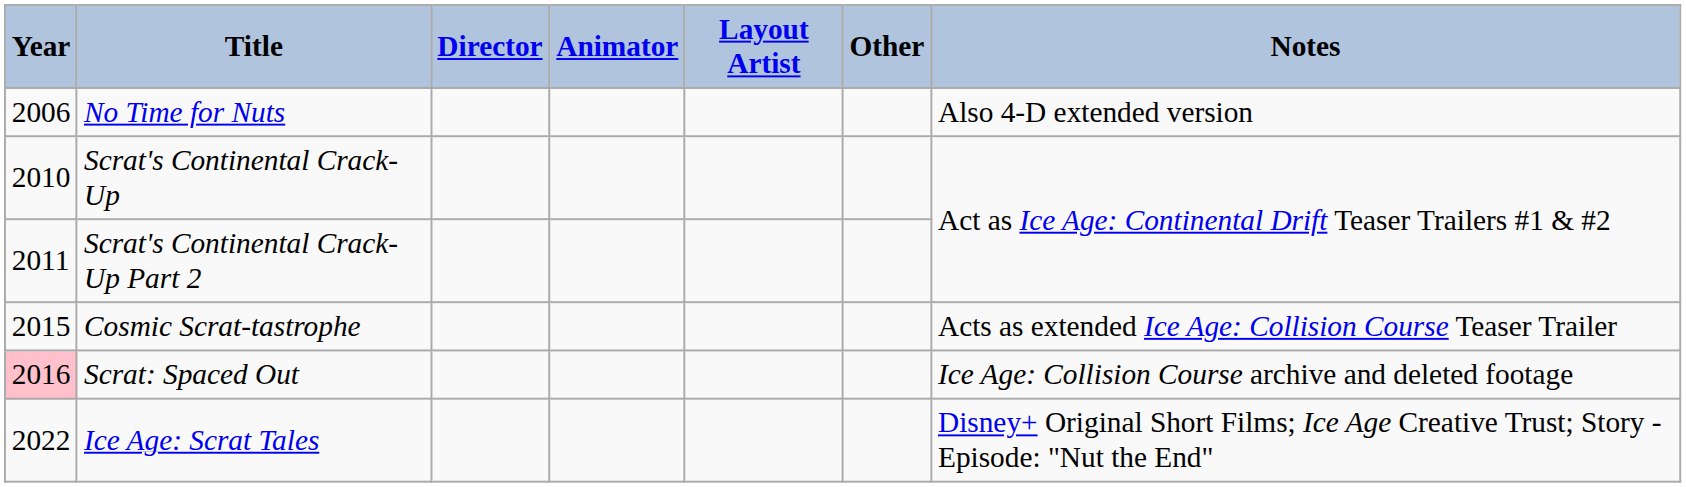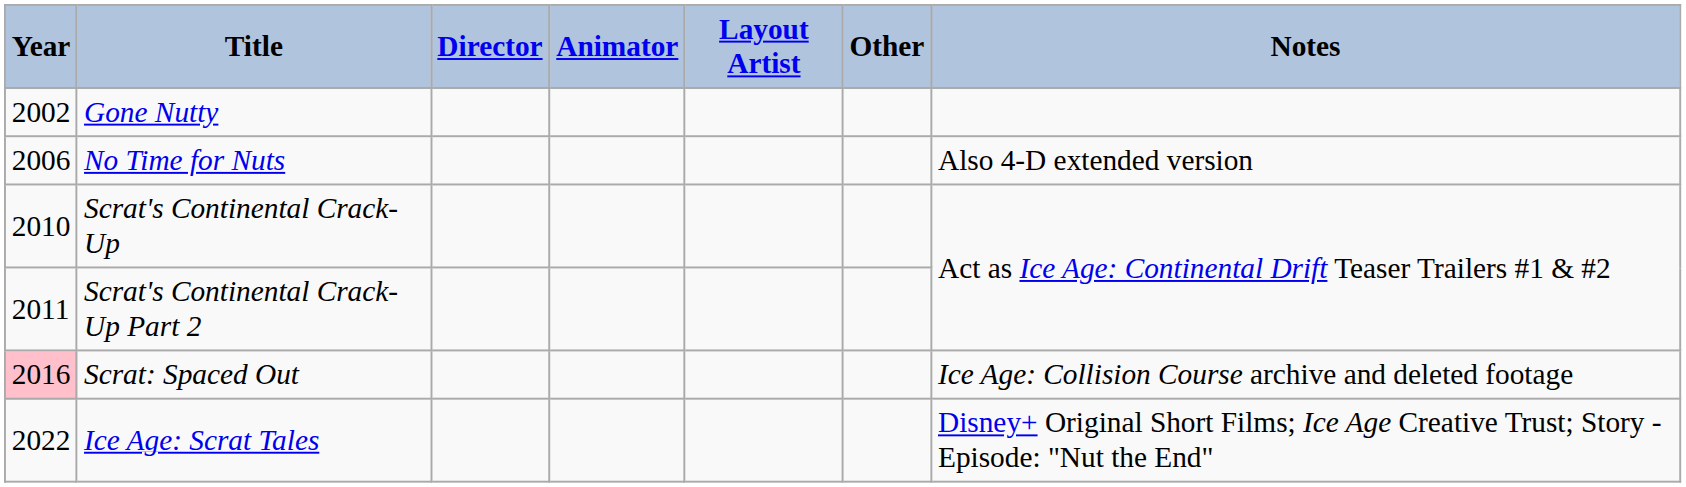+ row: (151, 111)
- row: (222, 326)
